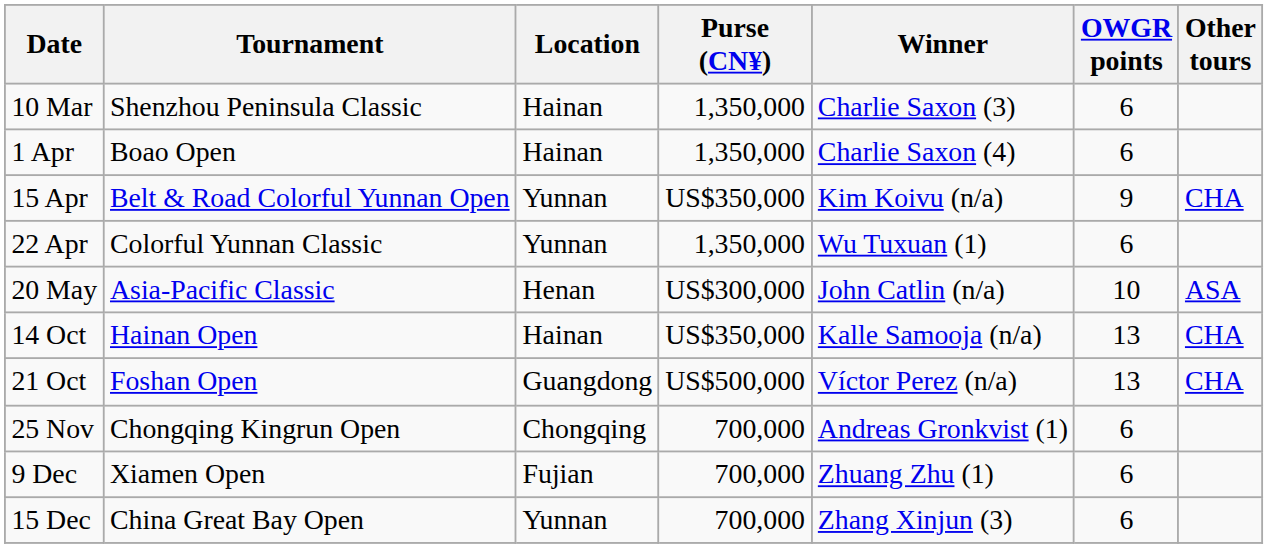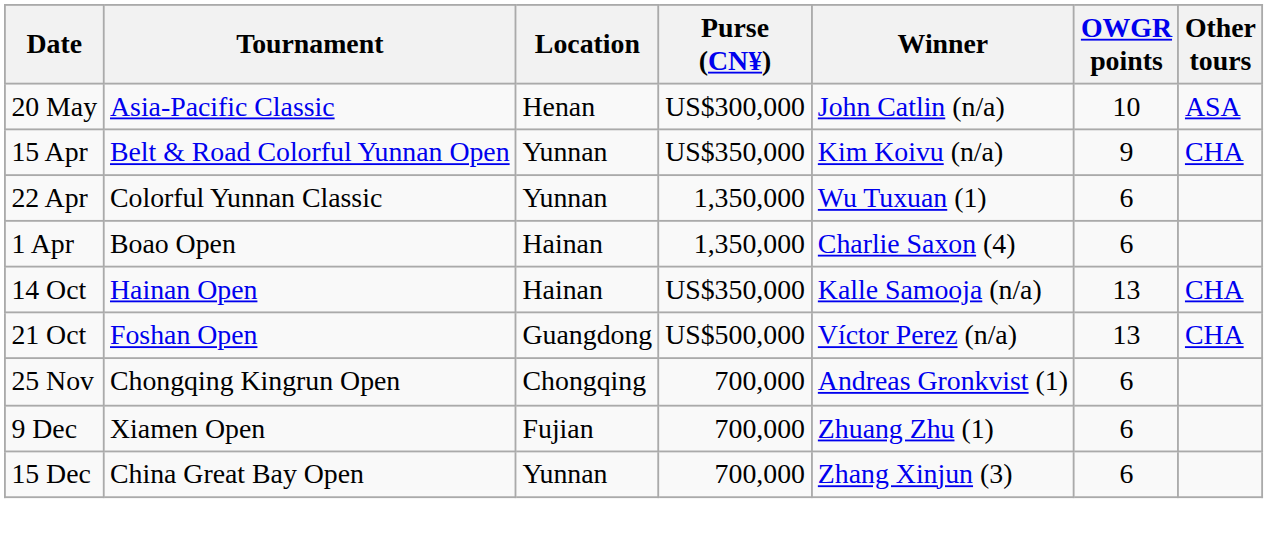- row: (52, 106)
rows swapped: (43, 152) <-> (54, 289)
